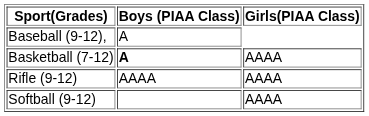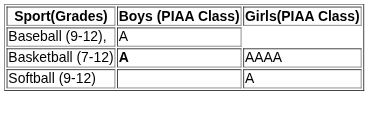- row: (43, 78)
(264, 99) AAAA -> (250, 78) A
